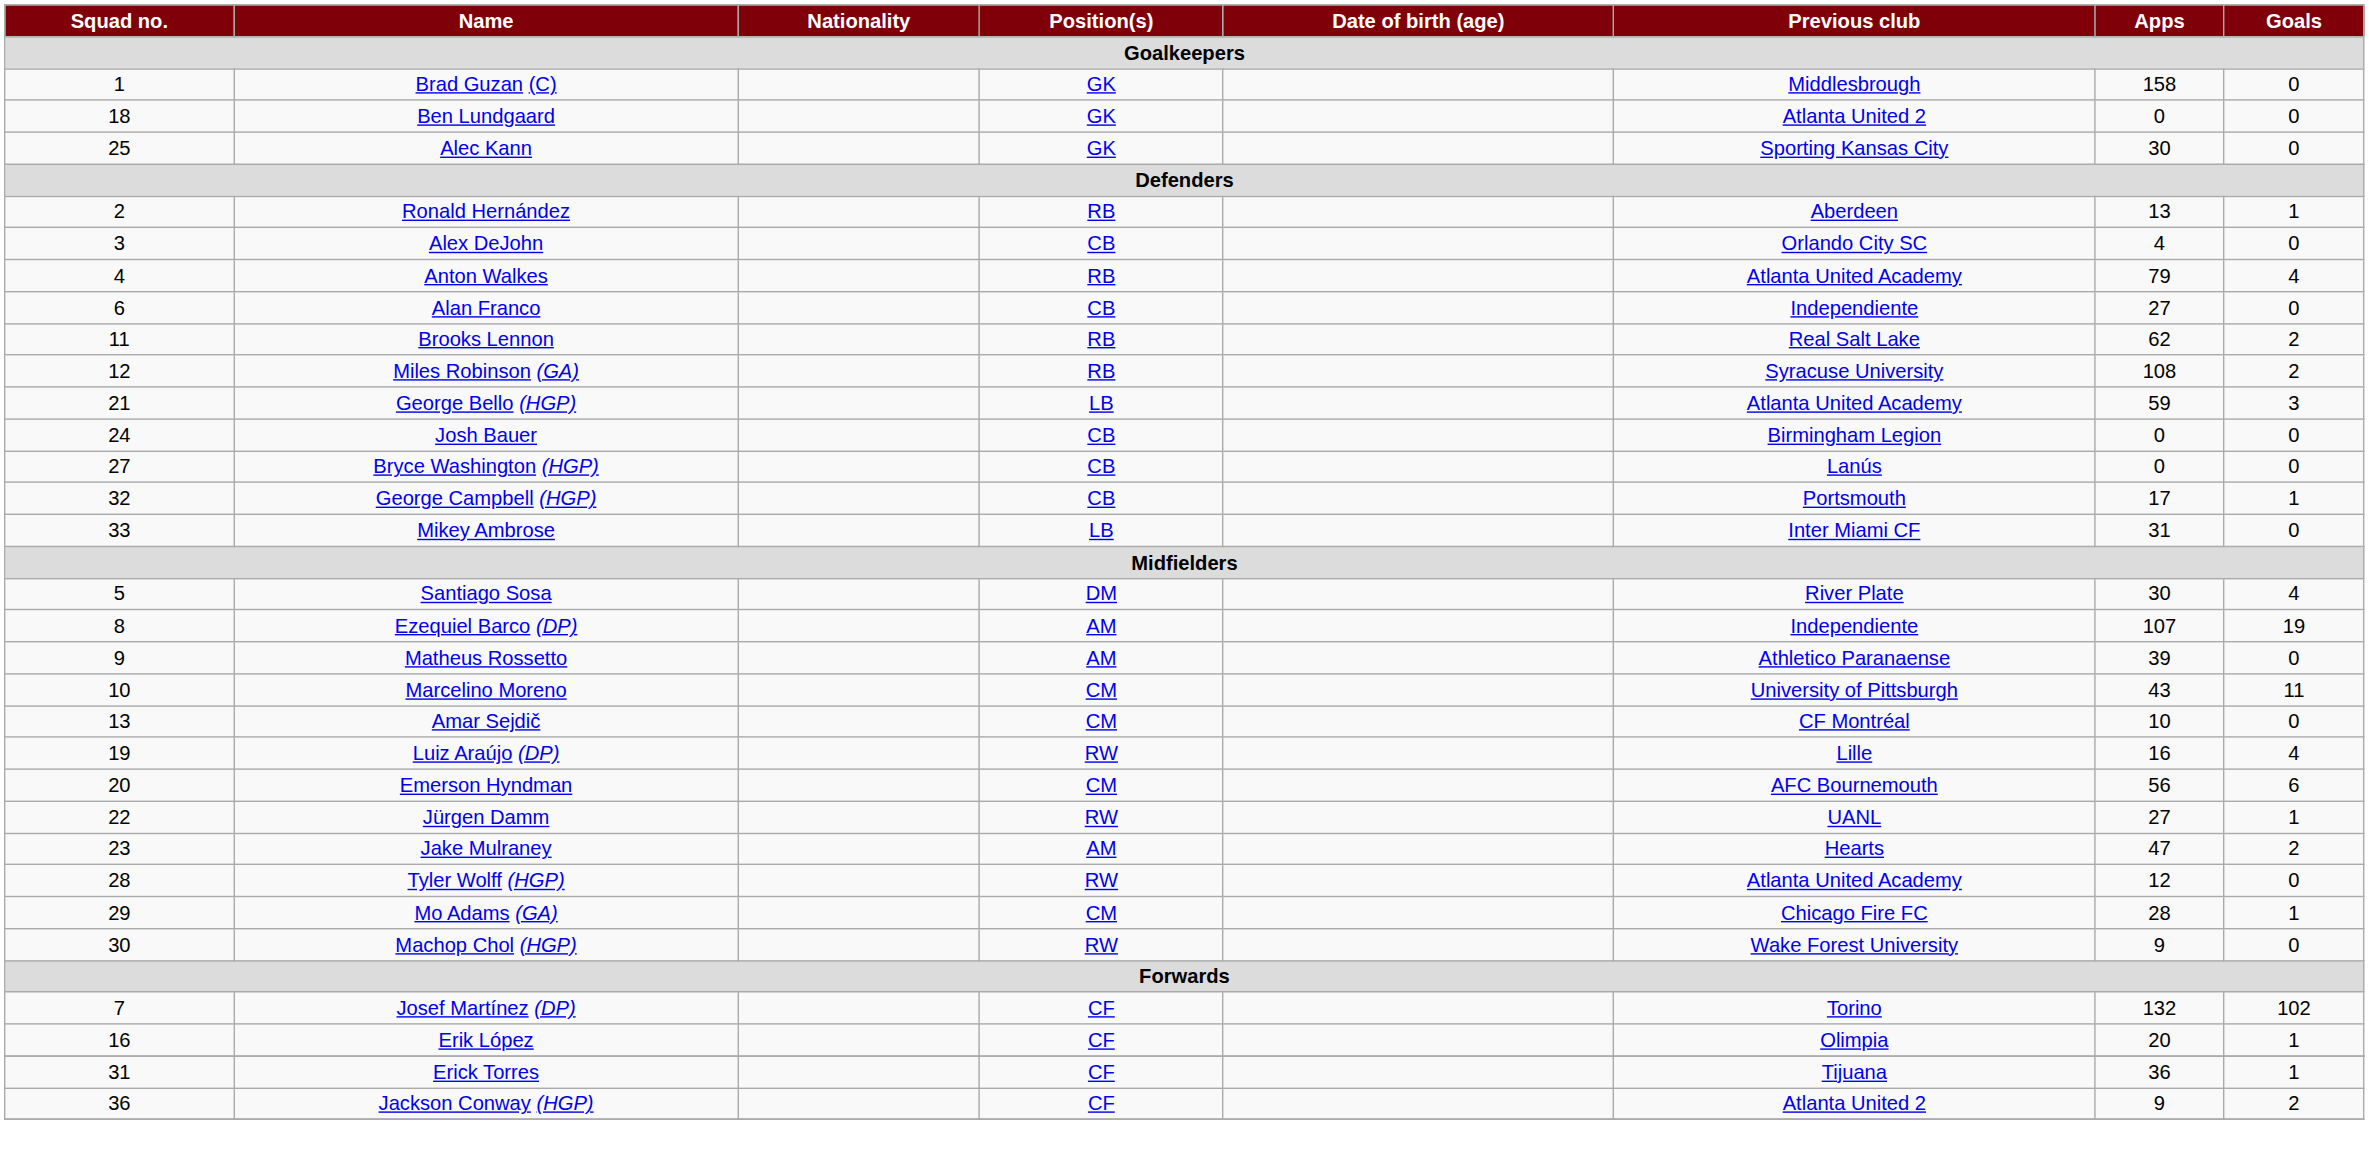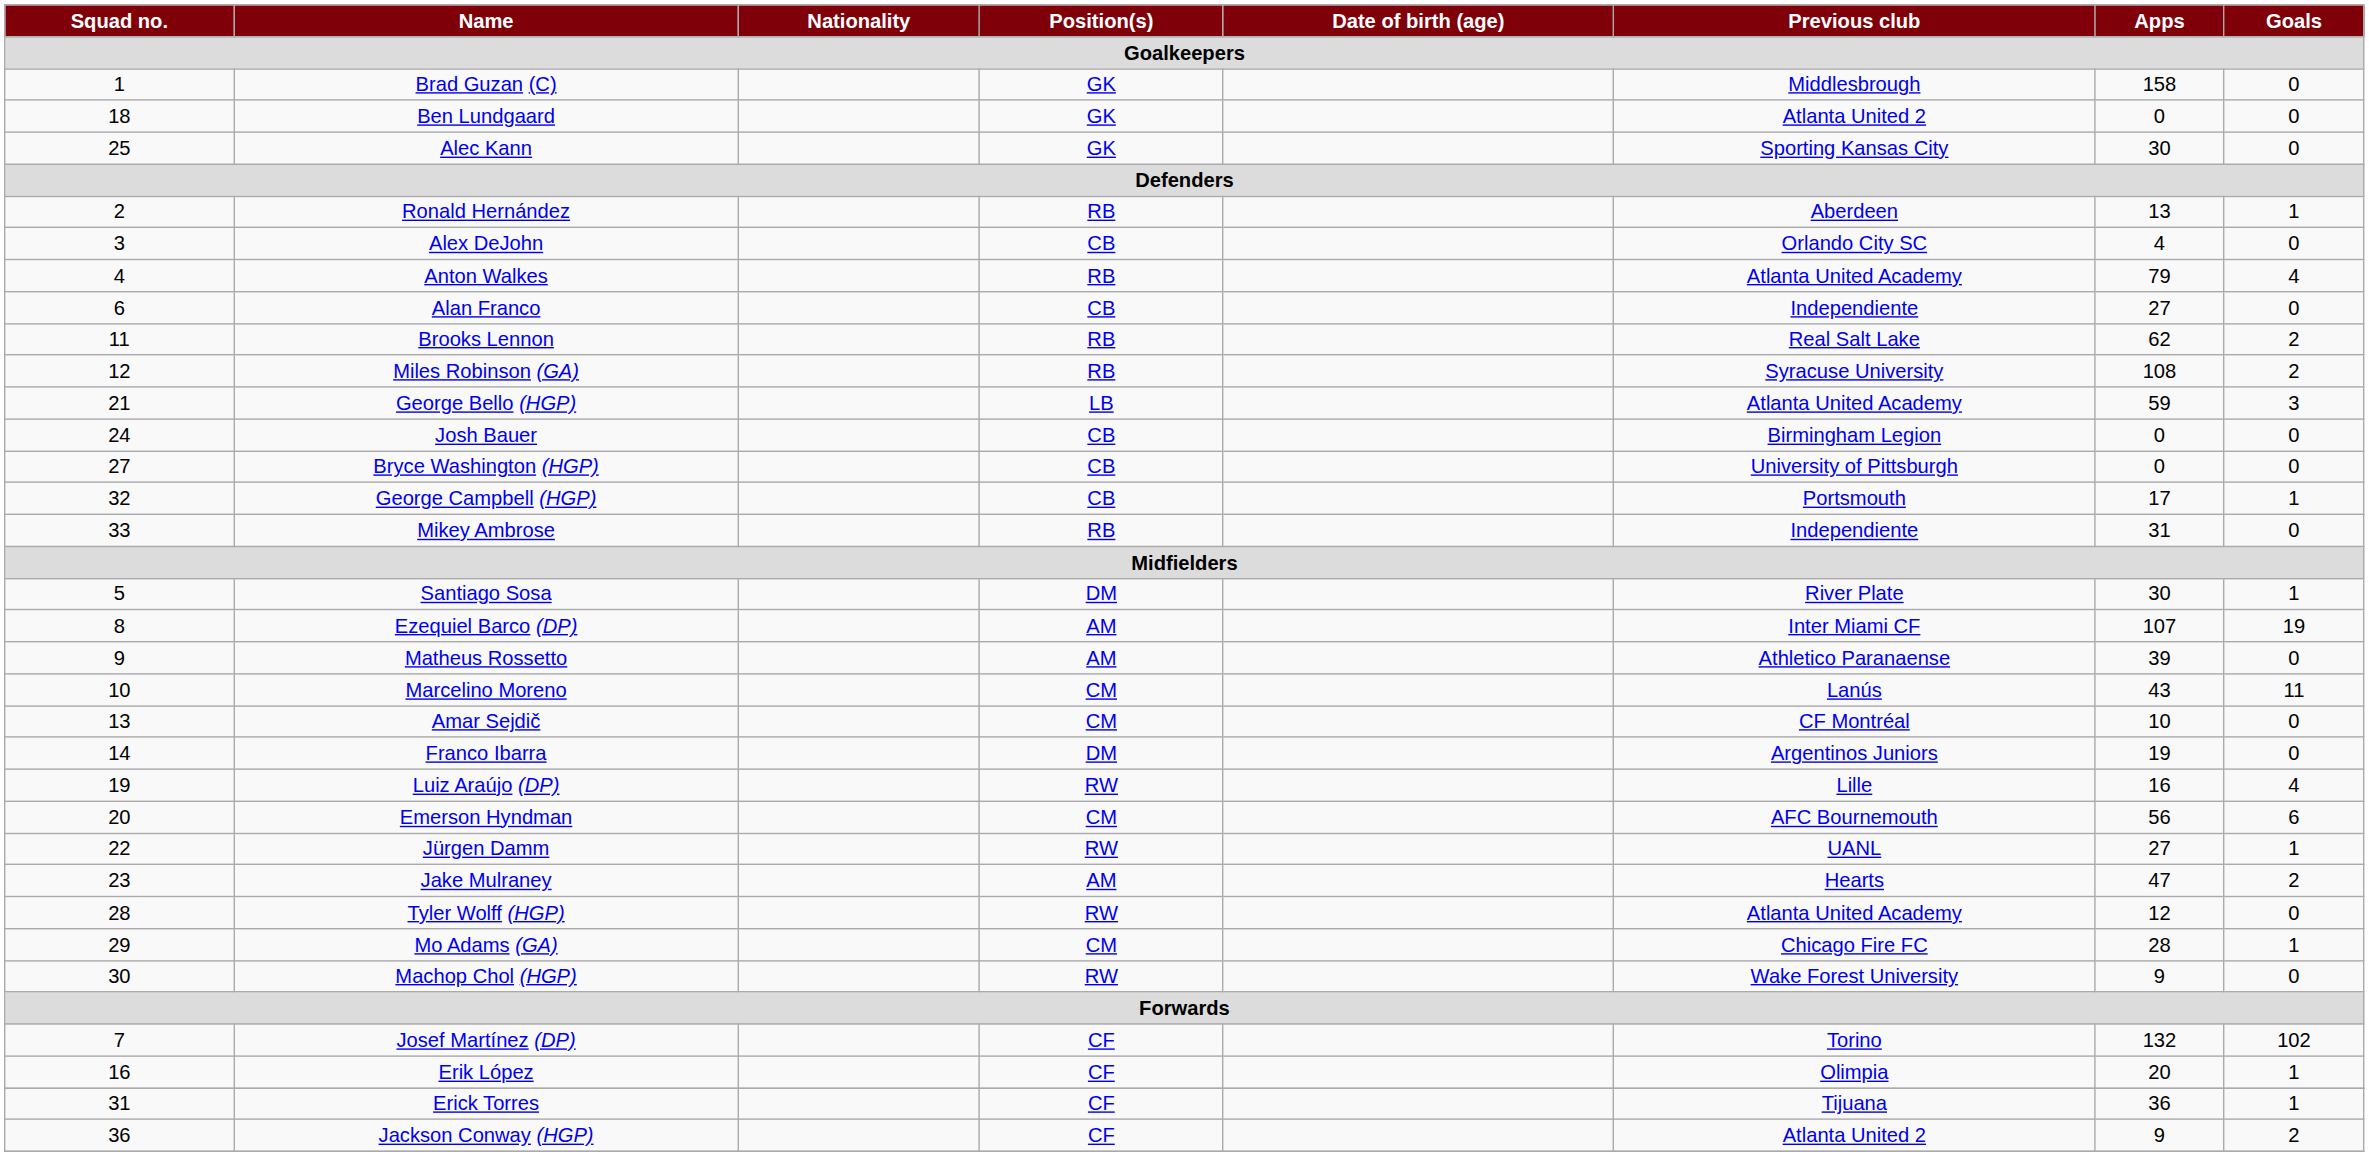(1854, 467) Lanús -> (1854, 467) University of Pittsburgh
(1101, 531) LB -> (1101, 531) RB
(1854, 531) Inter Miami CF -> (1854, 531) Independiente
(2294, 594) 4 -> (2294, 594) 1
(1854, 626) Independiente -> (1854, 626) Inter Miami CF
(1854, 690) University of Pittsburgh -> (1854, 690) Lanús
+ row: (486, 754)
